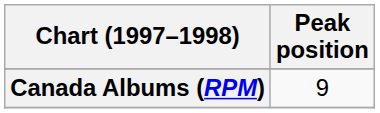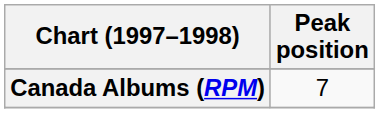(322, 88) 9 -> (322, 88) 7
